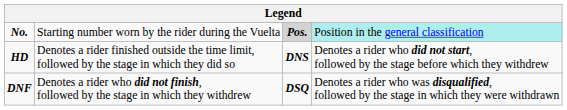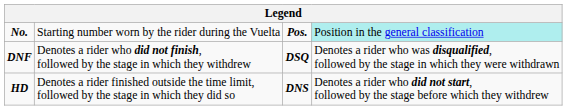(297, 32) lightgrey background -> (297, 32) no background
rows swapped: (19, 57) <-> (19, 89)
